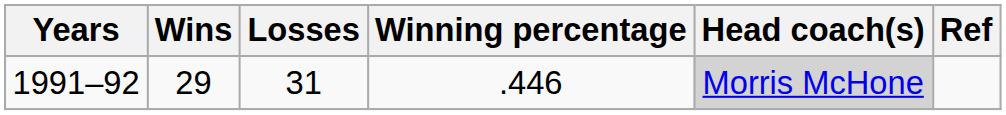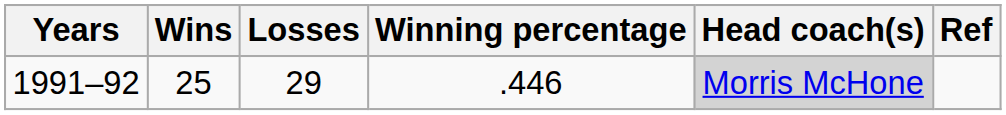(194, 82) 29 -> (194, 82) 25
(304, 82) 31 -> (304, 82) 29
